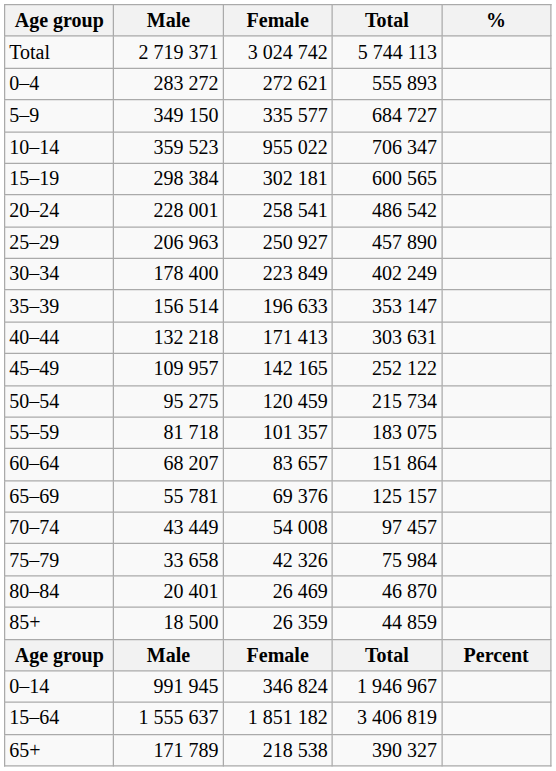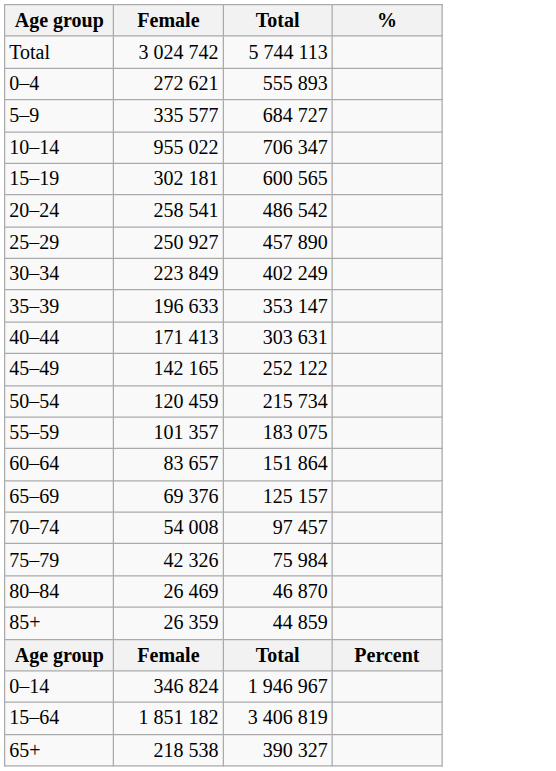- column: (168, 20)
